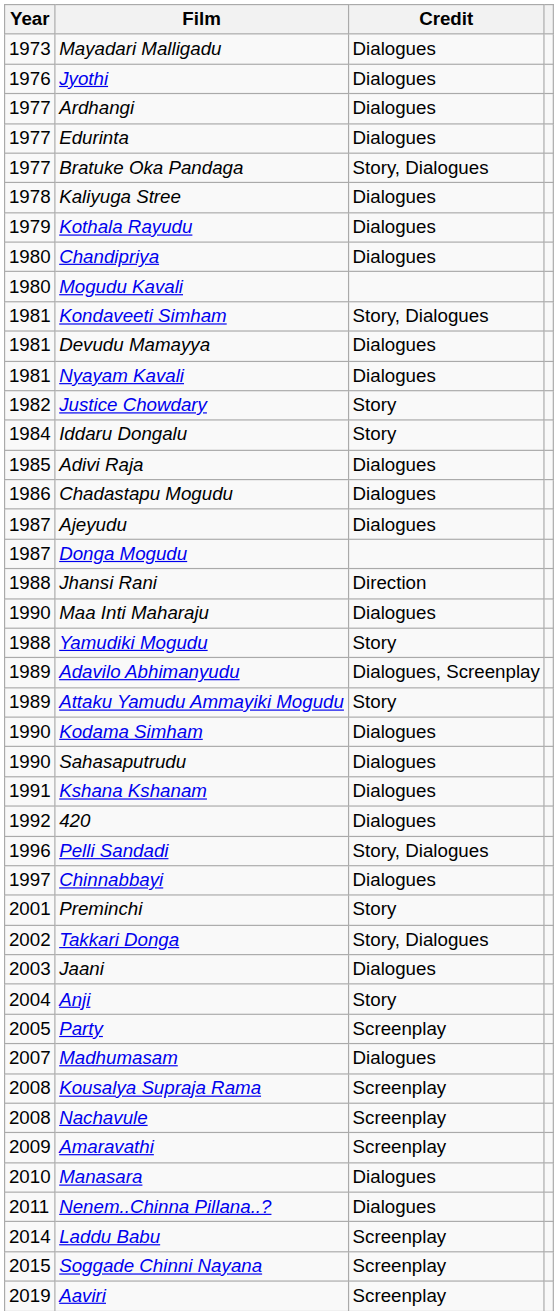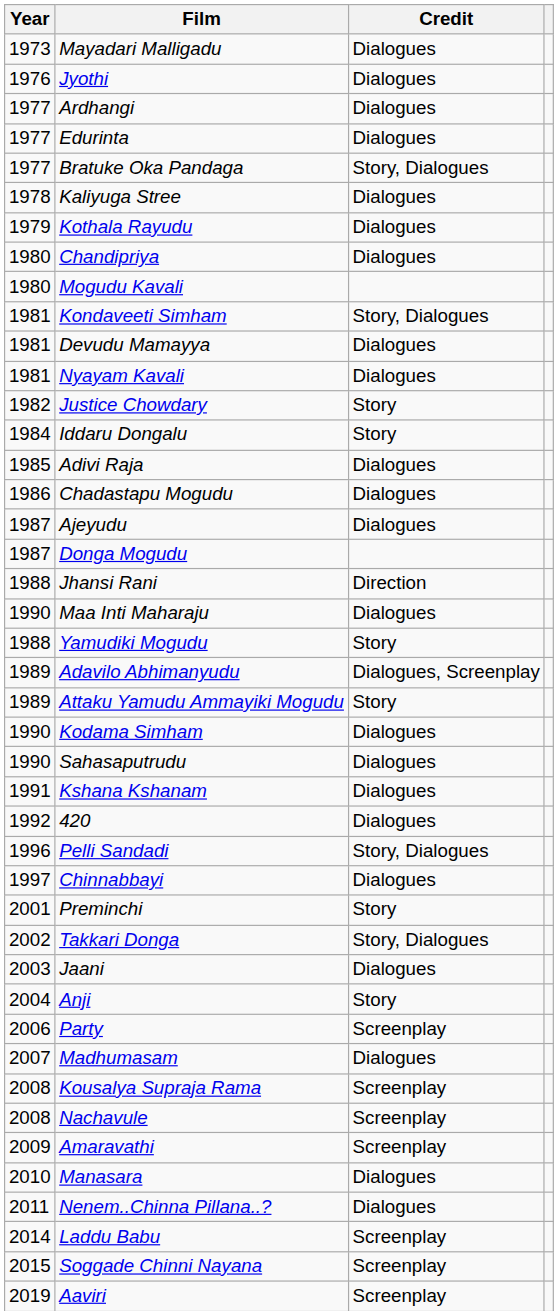(30, 1028) 2005 -> (30, 1028) 2006
